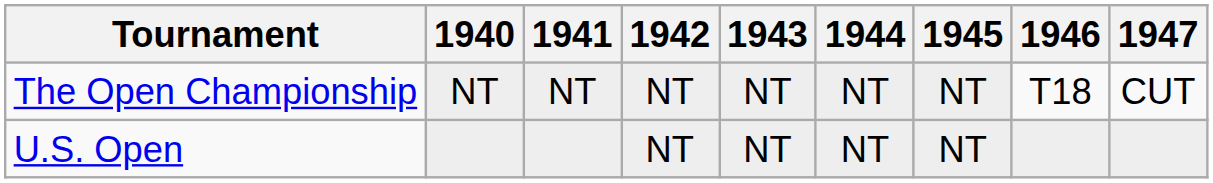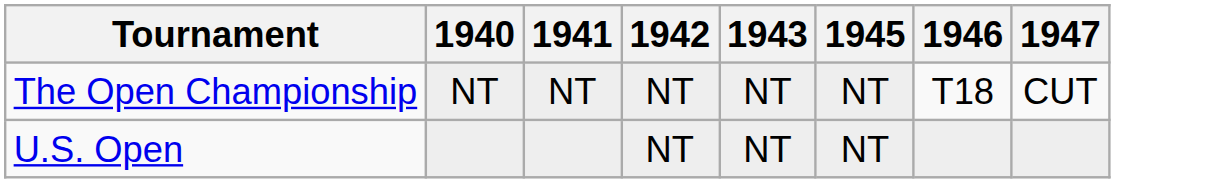- column: (865, 34)
